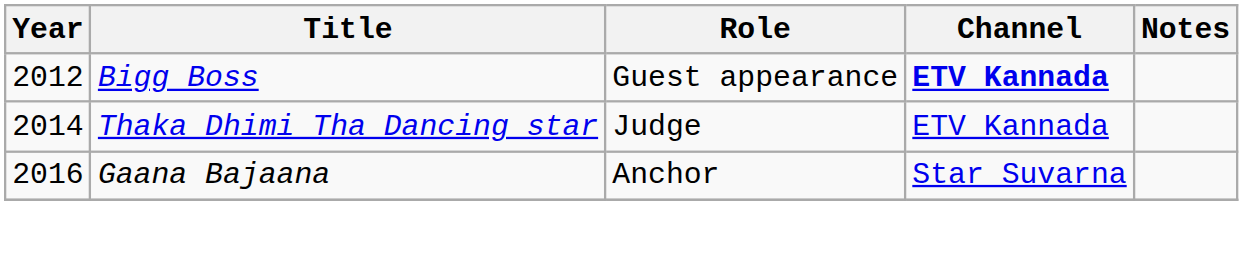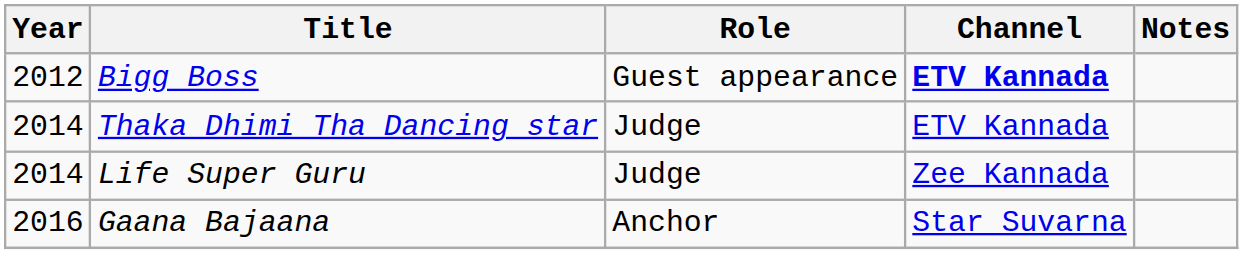+ row: (232, 175)
